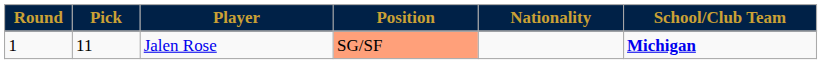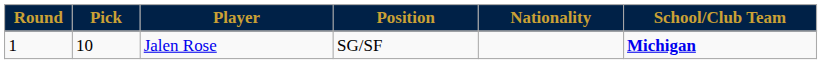(84, 44) 11 -> (85, 44) 10
(360, 44) lightsalmon background -> (360, 44) no background
